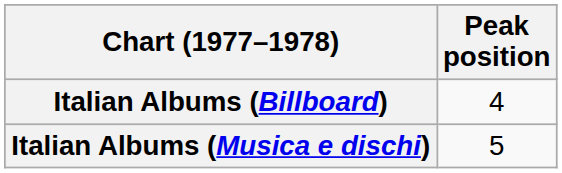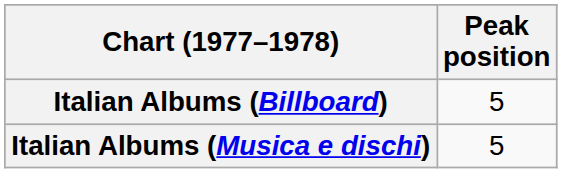(497, 101) 4 -> (497, 101) 5
